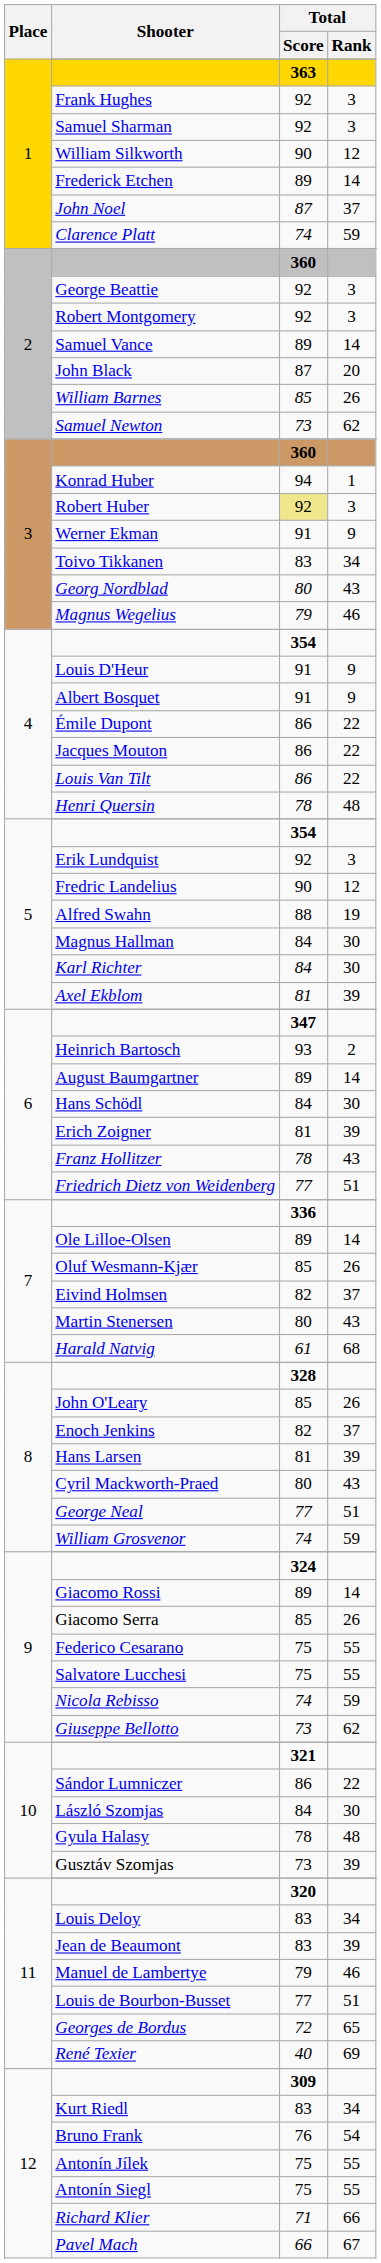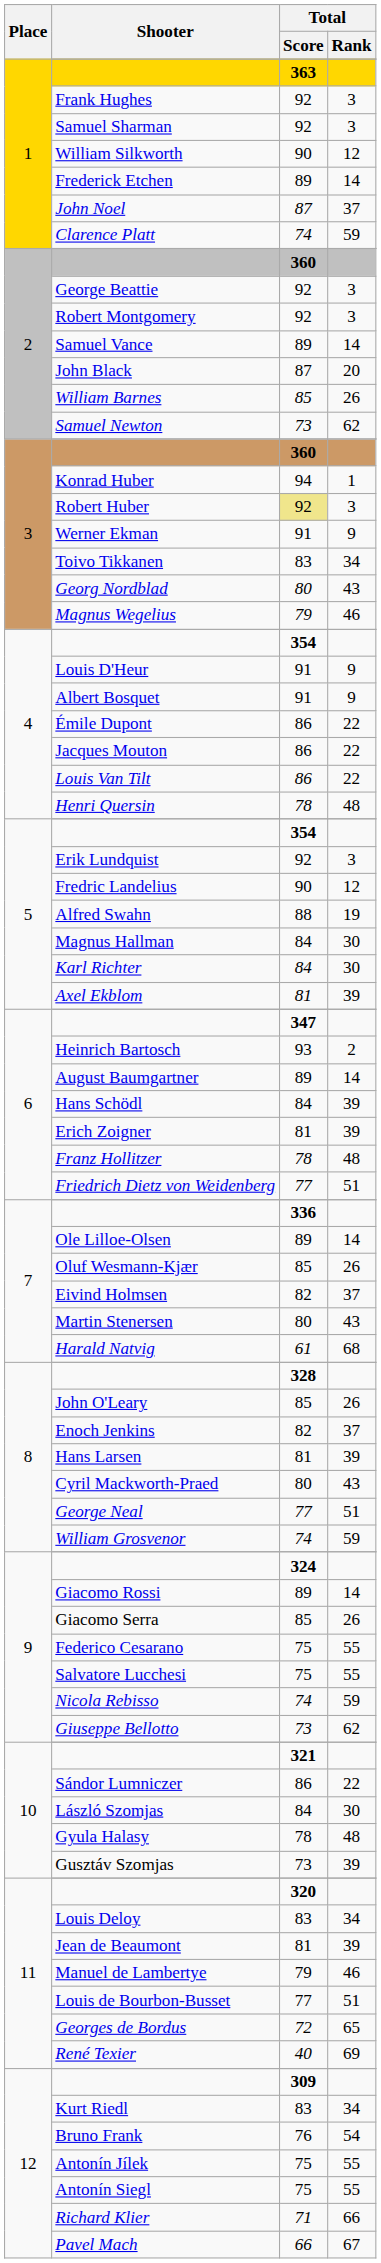(351, 1104) 30 -> (351, 1104) 39
(351, 1158) 43 -> (351, 1158) 48
(303, 1945) 83 -> (303, 1945) 81
